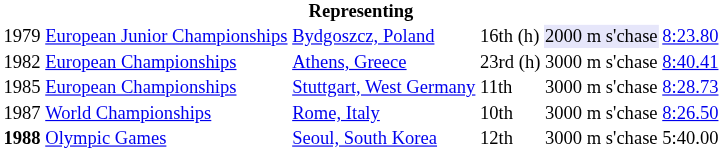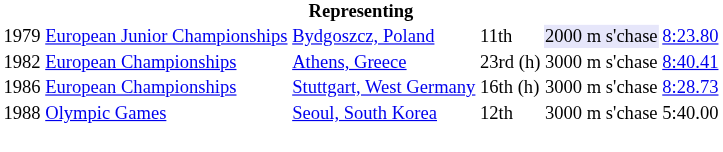(510, 36) 16th (h) -> (496, 36) 11th
(22, 87) 1985 -> (22, 87) 1986
(496, 87) 11th -> (510, 87) 16th (h)
- row: (336, 112)
(22, 138) bold -> (22, 112) normal
